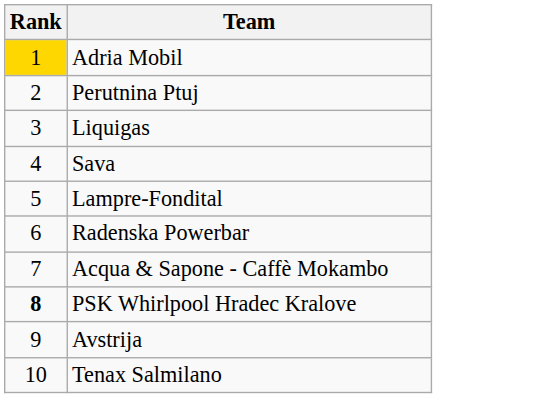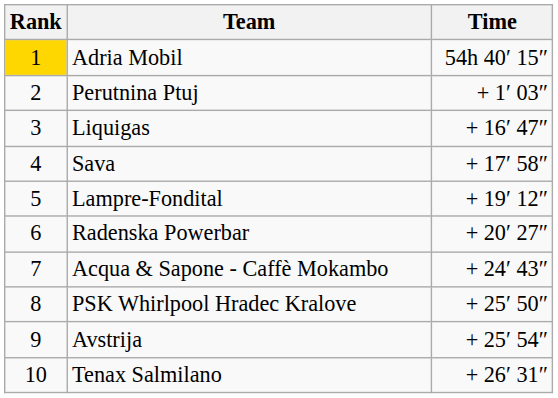+ column: (492, 22)
(36, 304) bold -> (36, 304) normal
